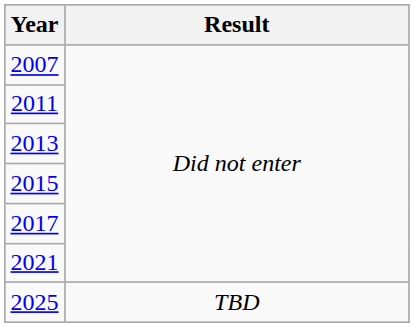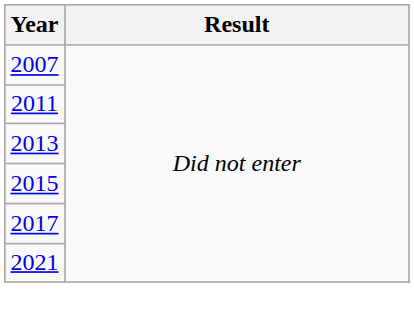- row: (35, 302)
